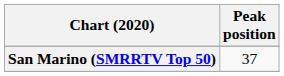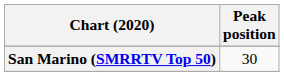(249, 58) 37 -> (249, 58) 30
